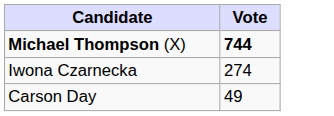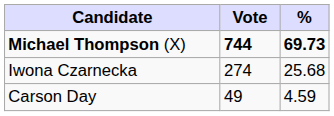+ column: (305, 17)
